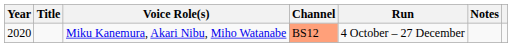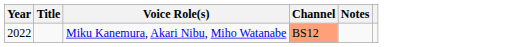- column: (403, 14)
(19, 33) 2020 -> (19, 33) 2022
